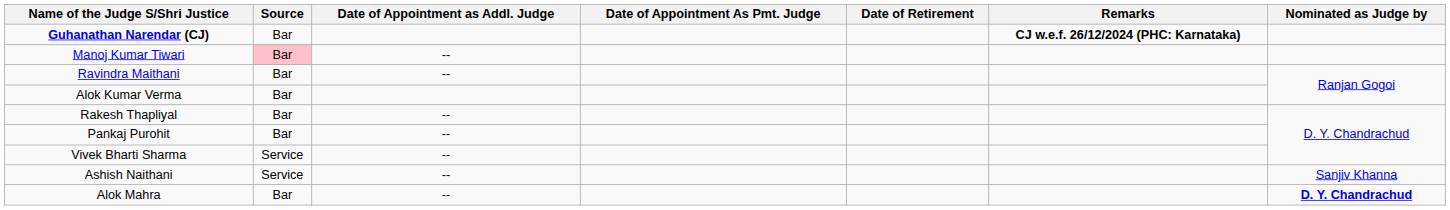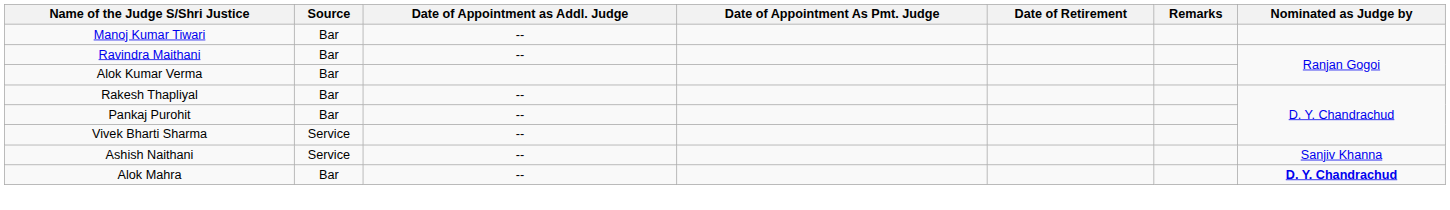- row: (129, 34)
(282, 54) pink background -> (329, 34) no background
